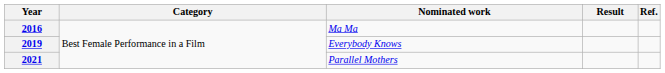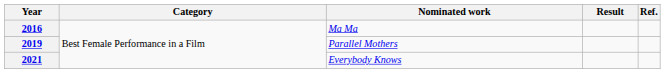(365, 44) Everybody Knows -> (363, 44) Parallel Mothers
(363, 60) Parallel Mothers -> (365, 60) Everybody Knows
